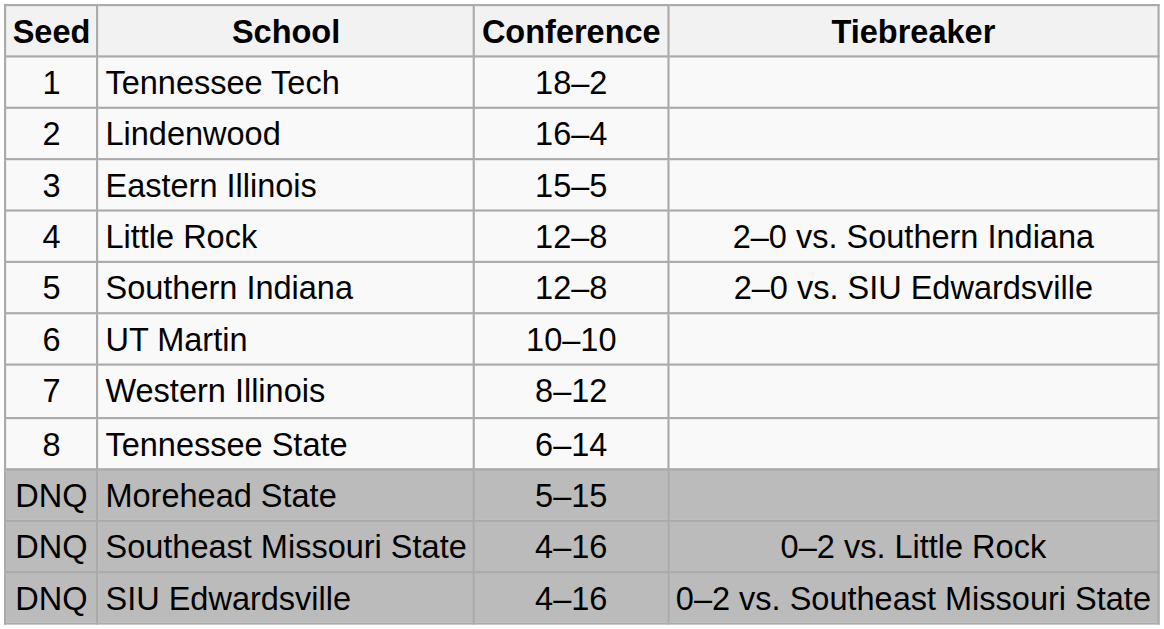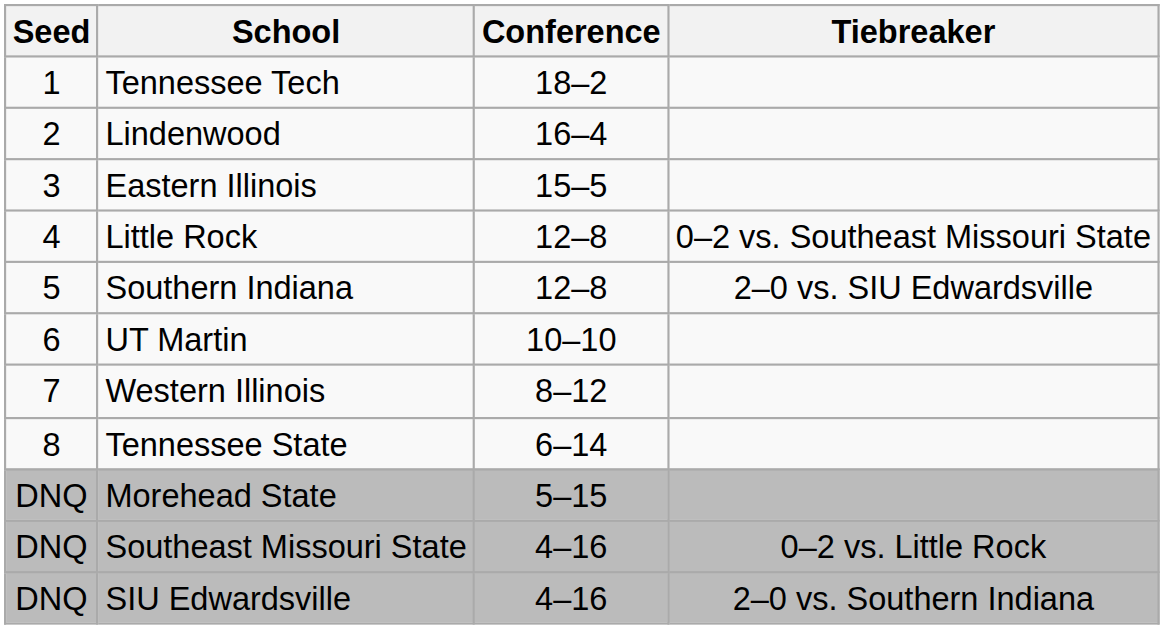(913, 237) 2–0 vs. Southern Indiana -> (913, 237) 0–2 vs. Southeast Missouri State
(913, 597) 0–2 vs. Southeast Missouri State -> (913, 597) 2–0 vs. Southern Indiana
